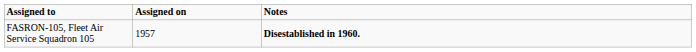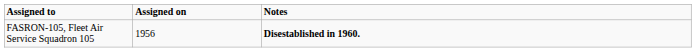(145, 33) 1957 -> (145, 33) 1956
